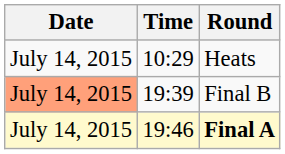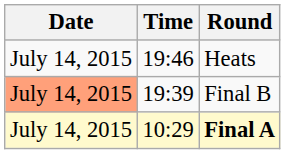(168, 58) 10:29 -> (168, 58) 19:46
(168, 129) 19:46 -> (168, 129) 10:29
